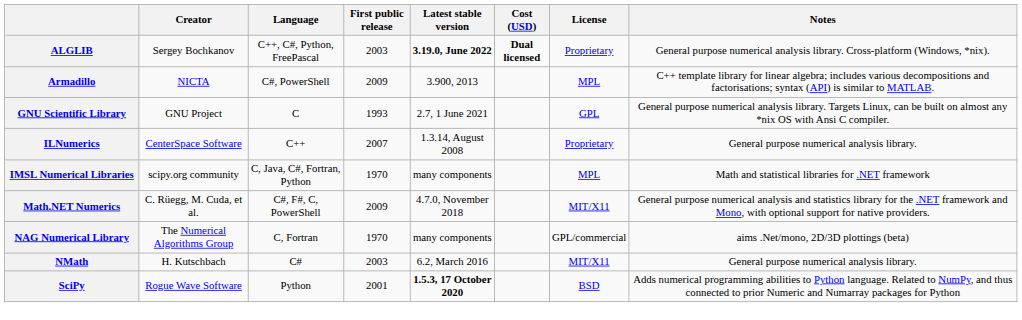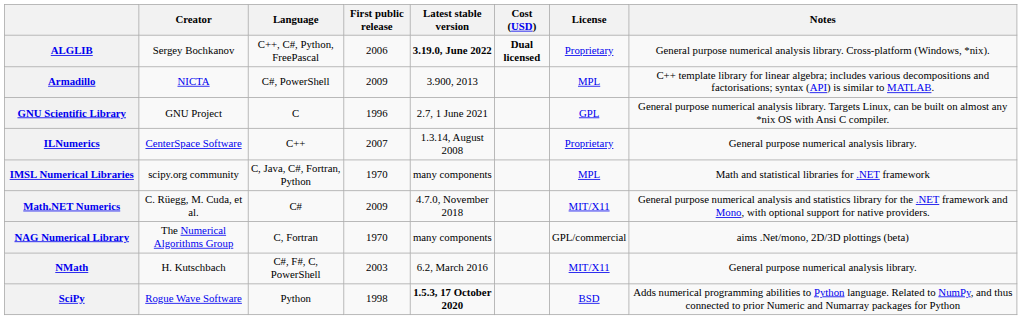(377, 51) 2003 -> (377, 51) 2006
(377, 113) 1993 -> (377, 113) 1996
(296, 206) C#, F#, C, PowerShell -> (296, 206) C#
(296, 262) C# -> (296, 268) C#, F#, C, PowerShell
(377, 286) 2001 -> (377, 299) 1998
